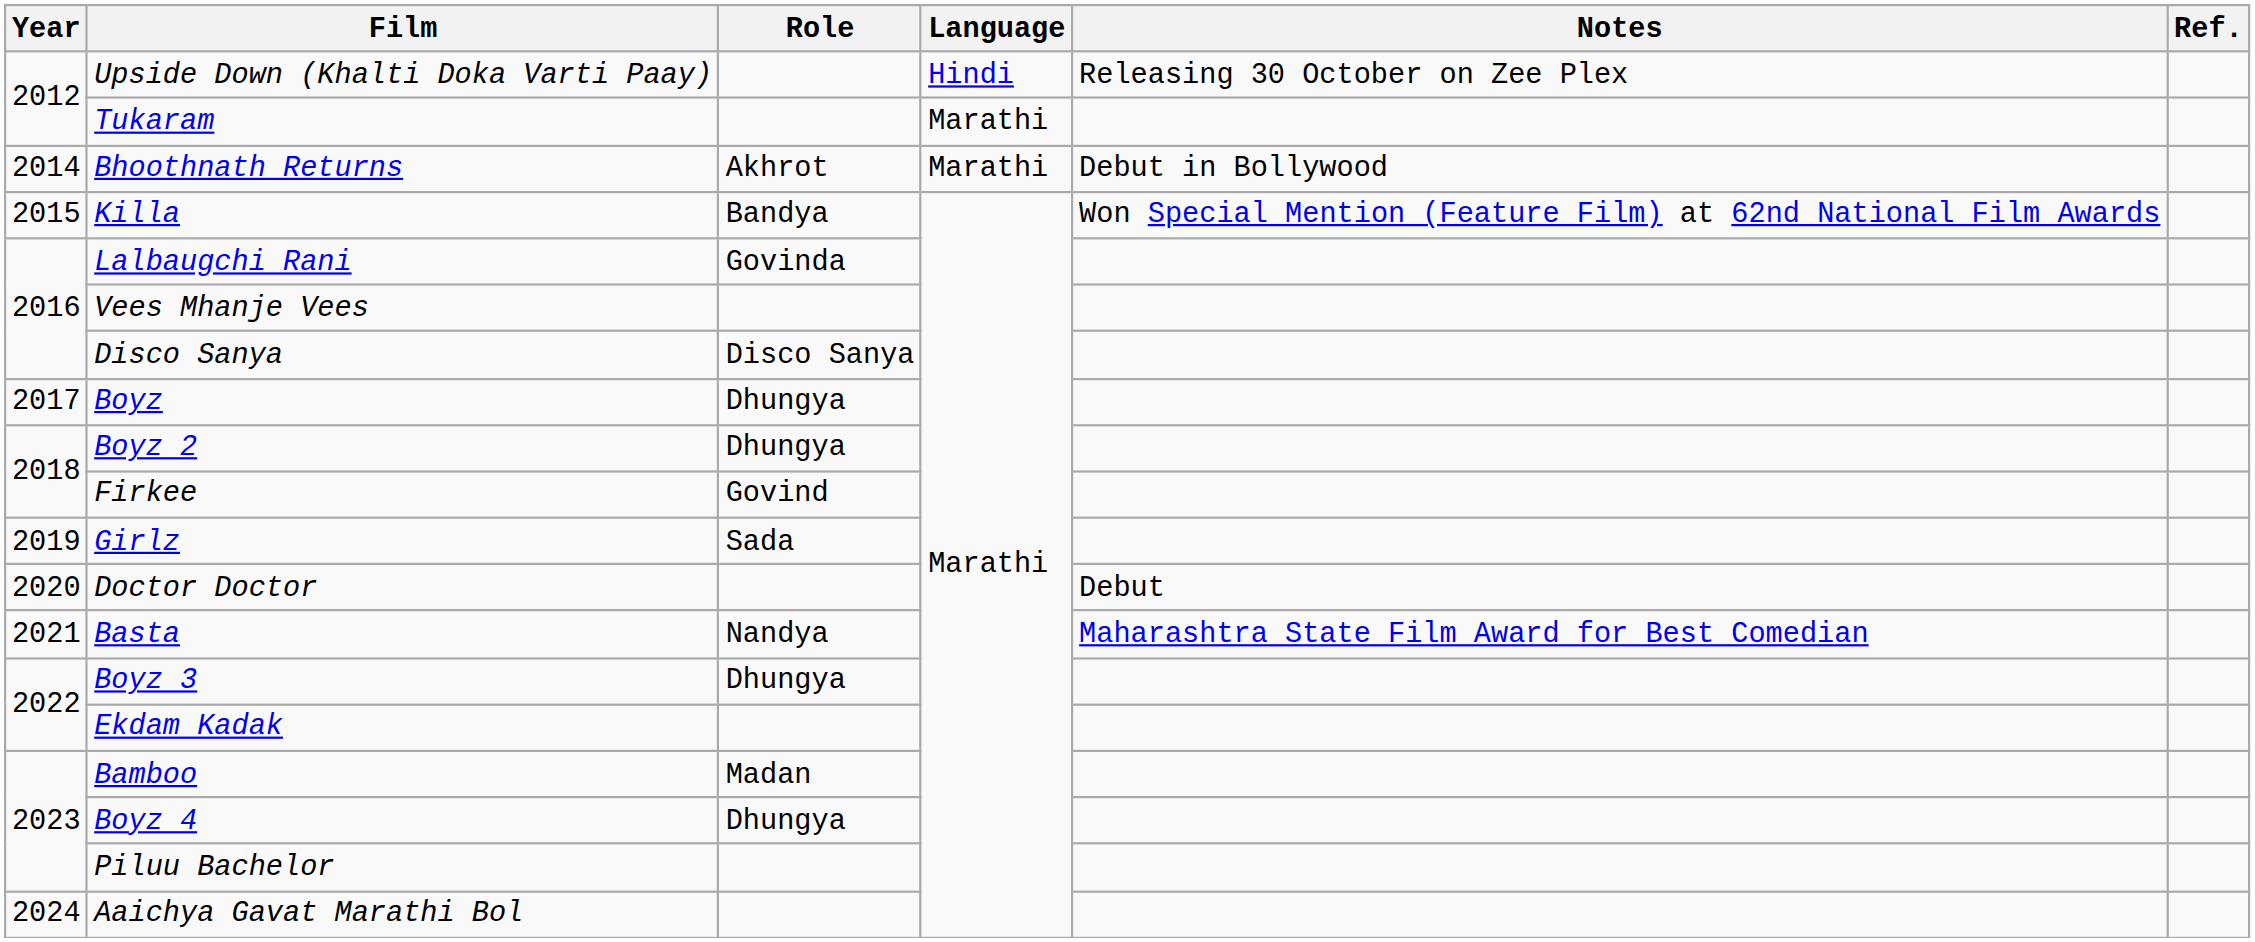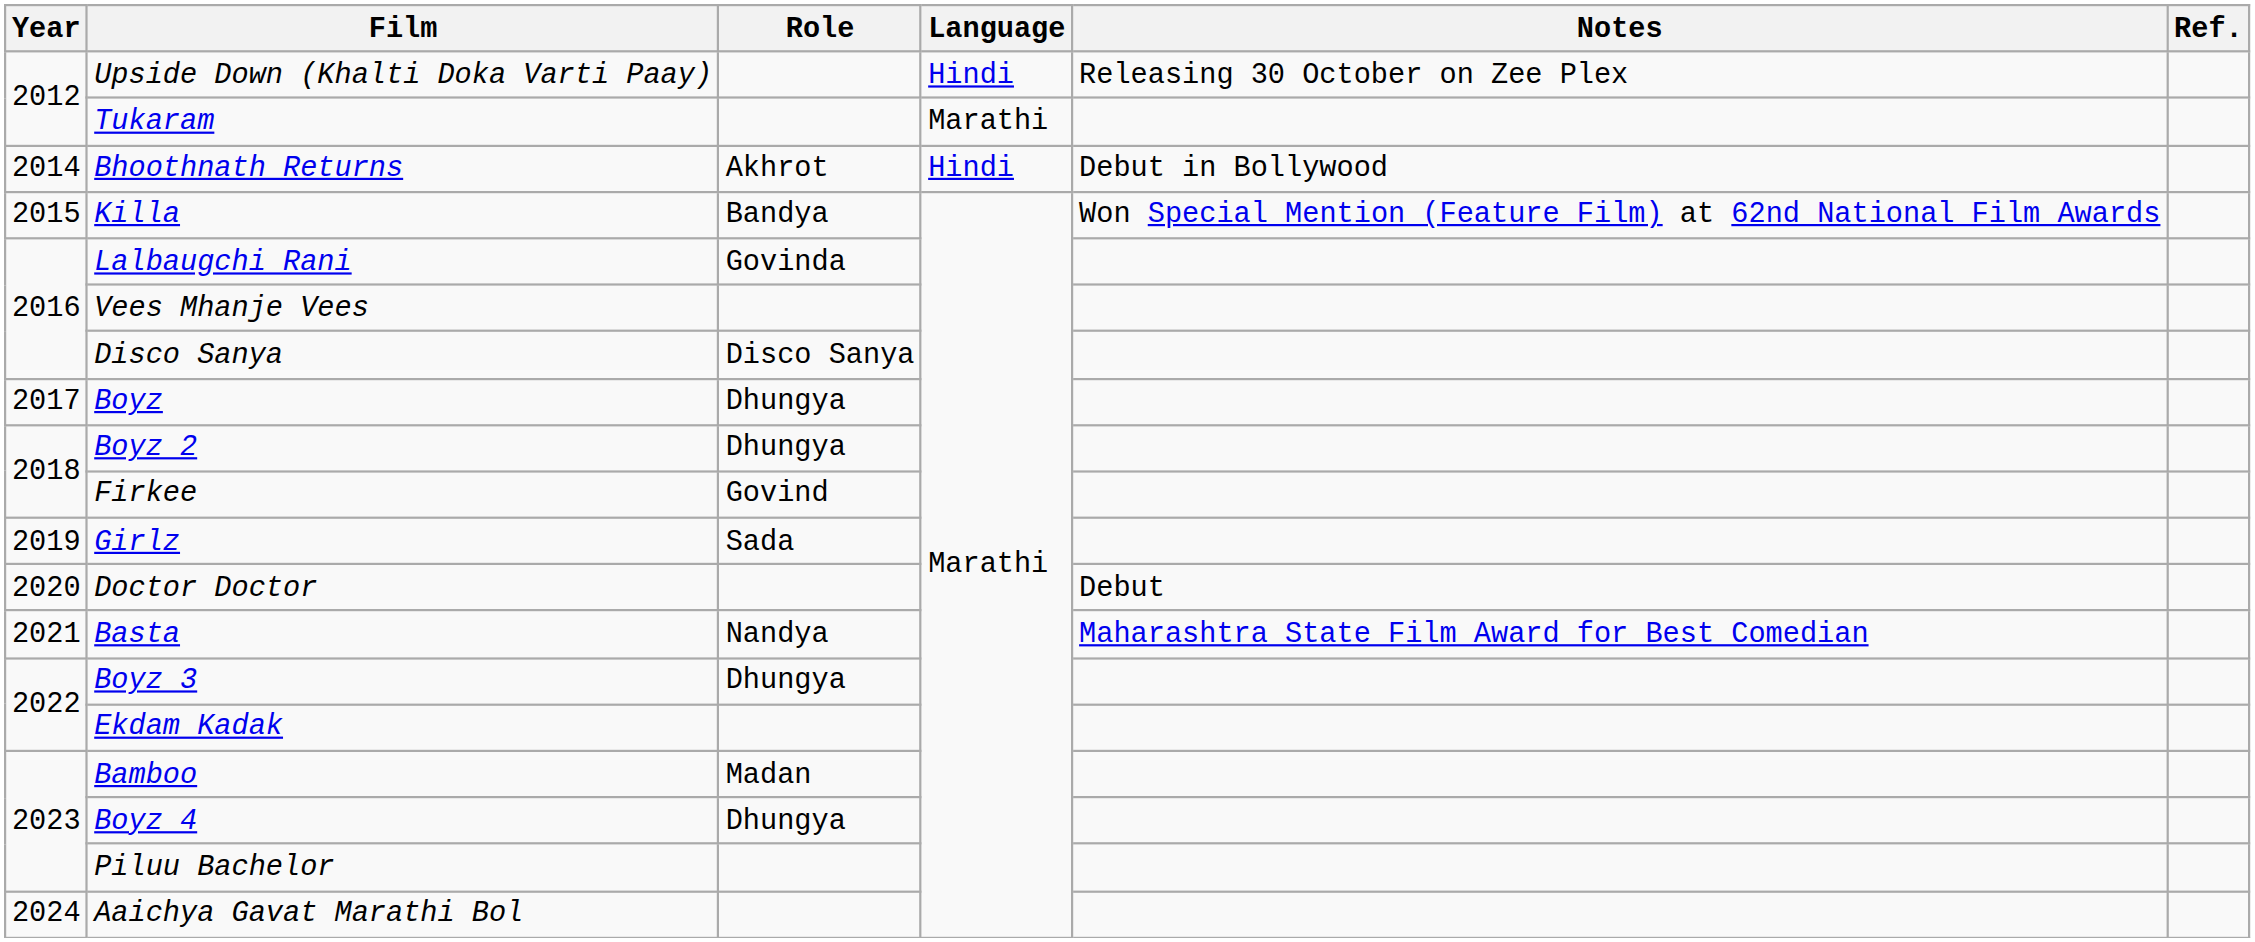(988, 168) Marathi -> (971, 168) Hindi
